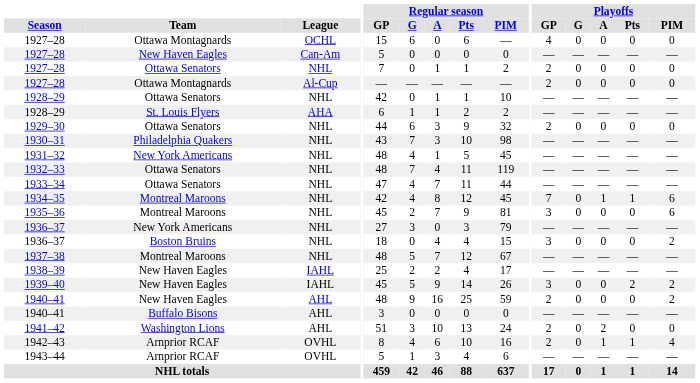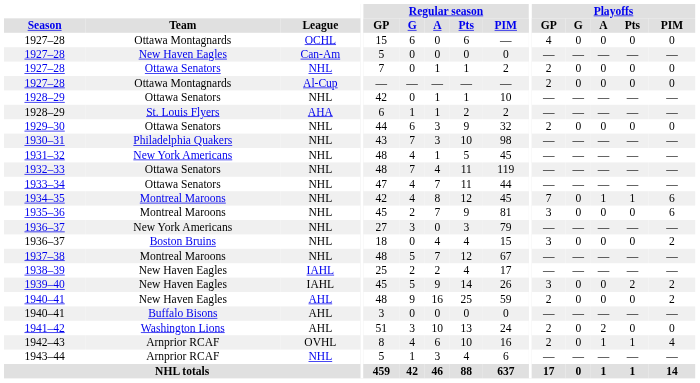(320, 356) OVHL -> (320, 356) NHL
